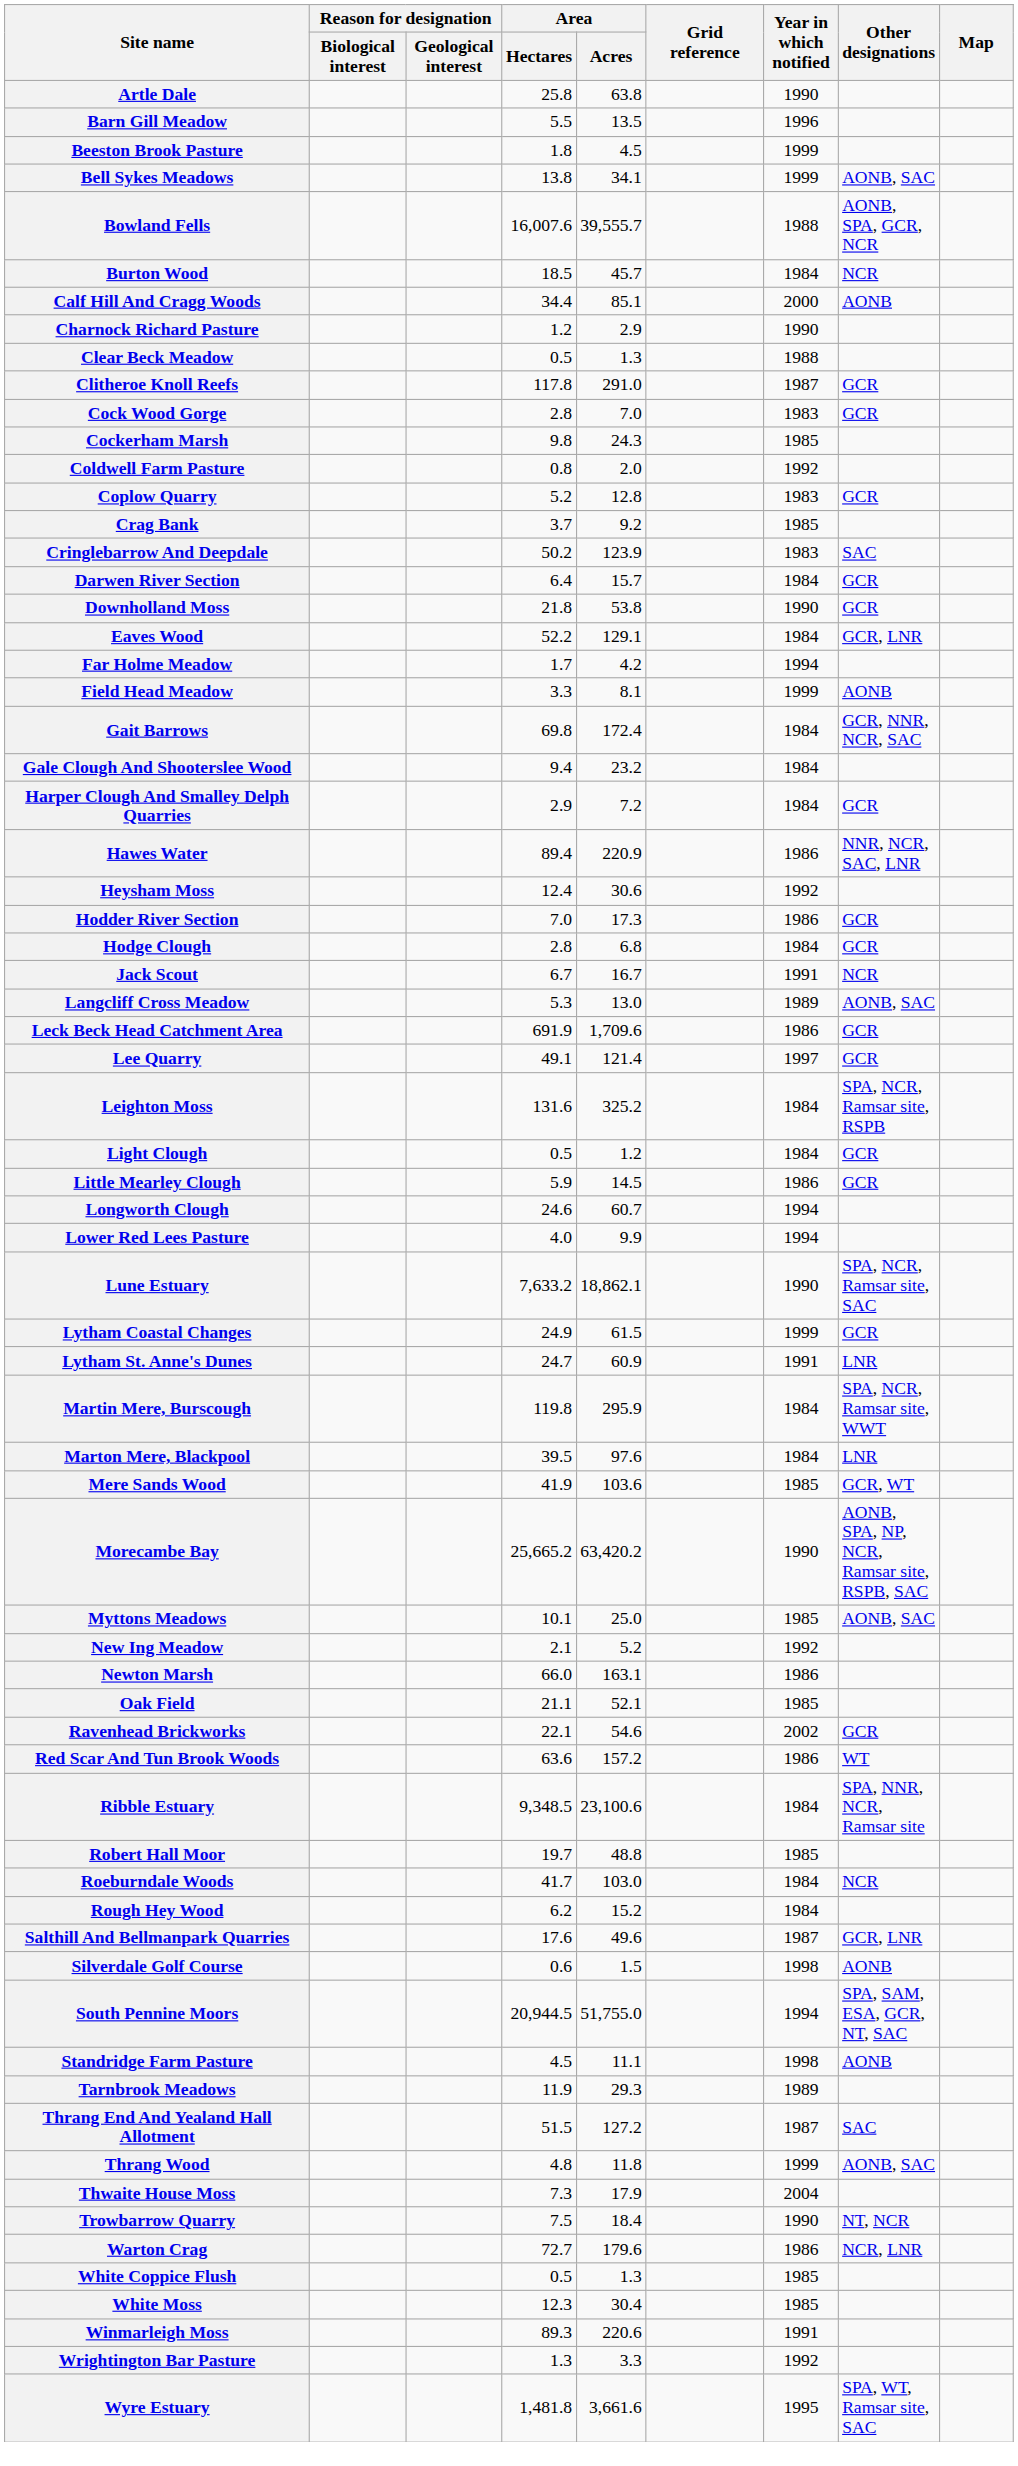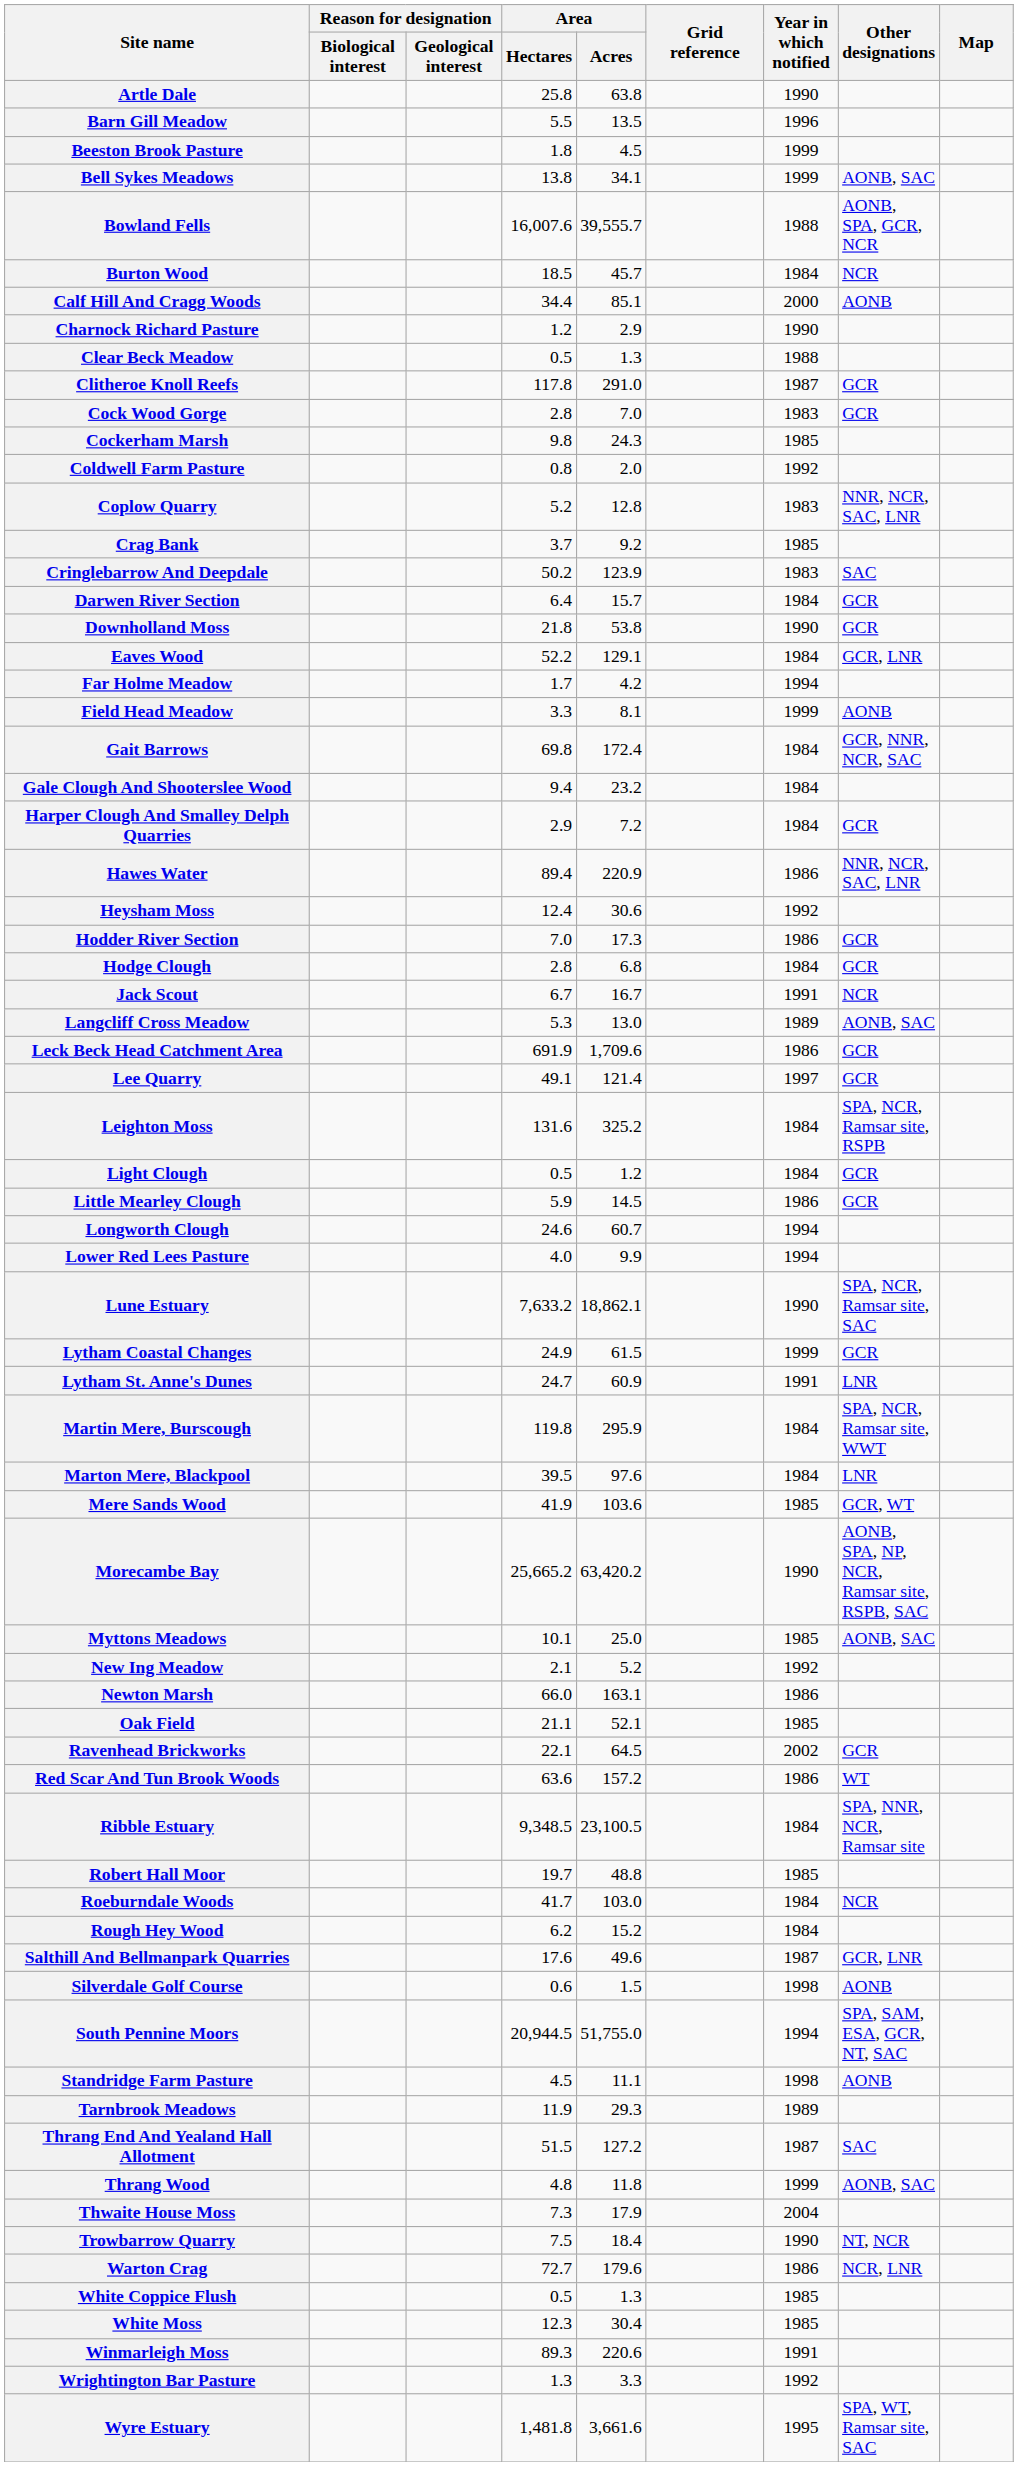(860, 496) GCR -> (885, 506) NNR, NCR, SAC, LNR
(626, 1730) 54.6 -> (626, 1750) 64.5
(611, 1806) 23,100.6 -> (611, 1826) 23,100.5
